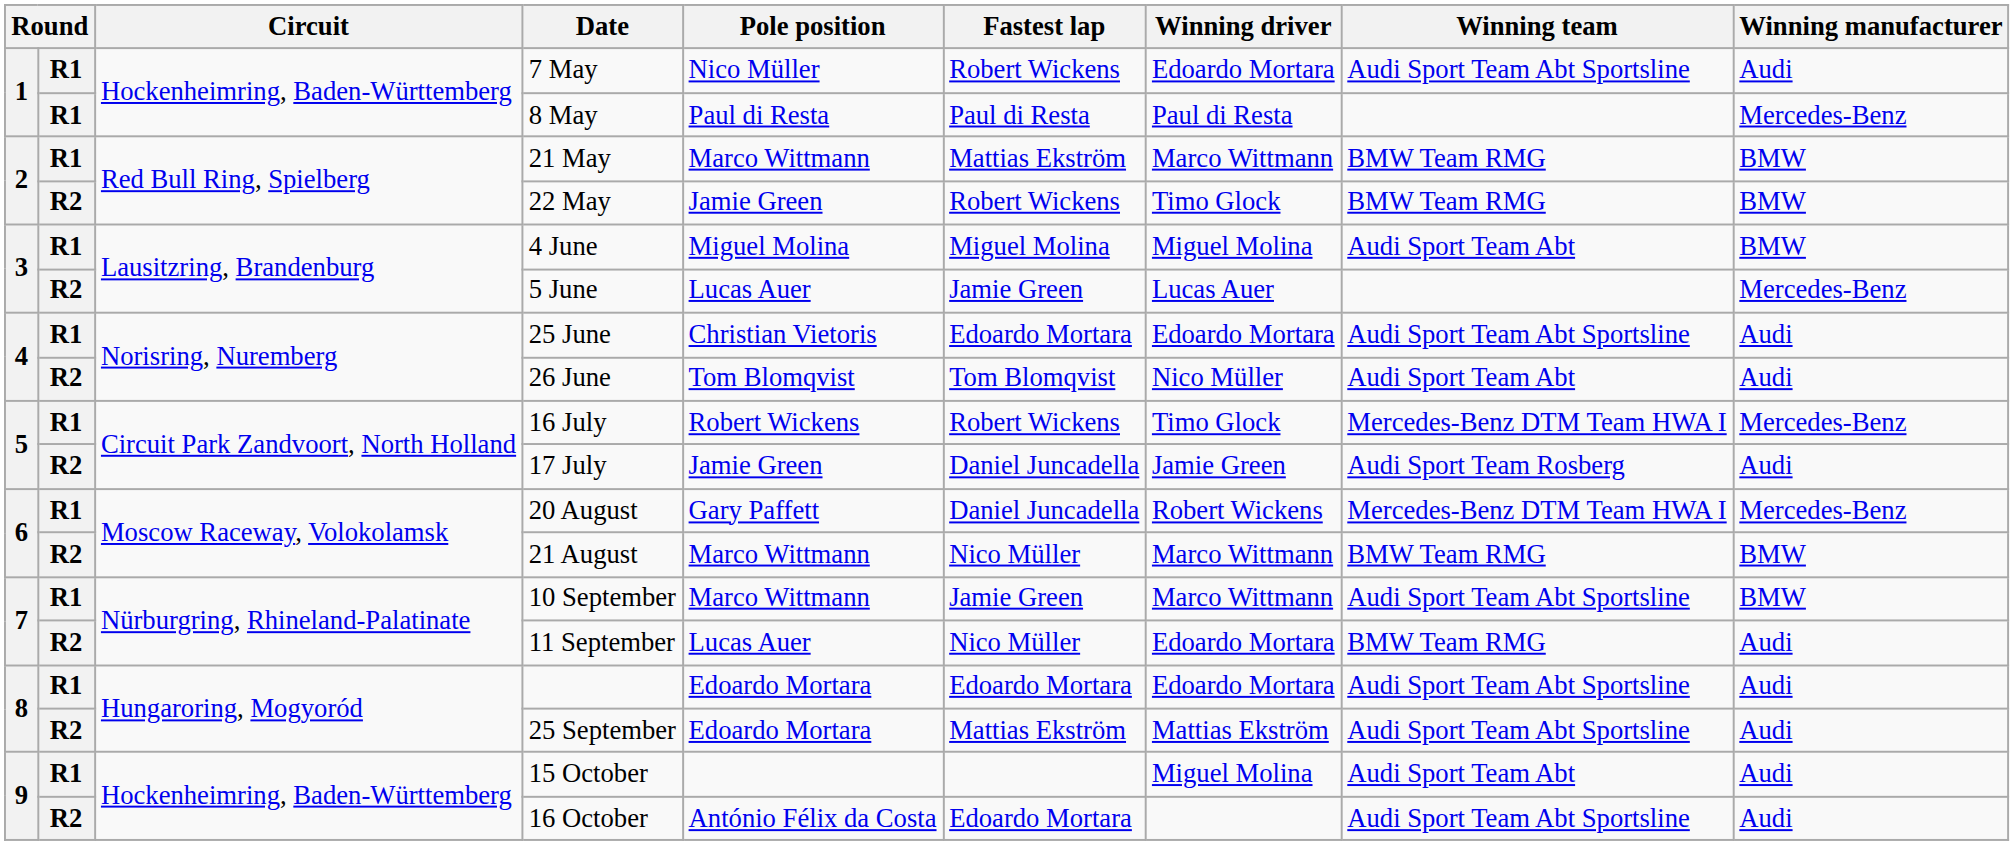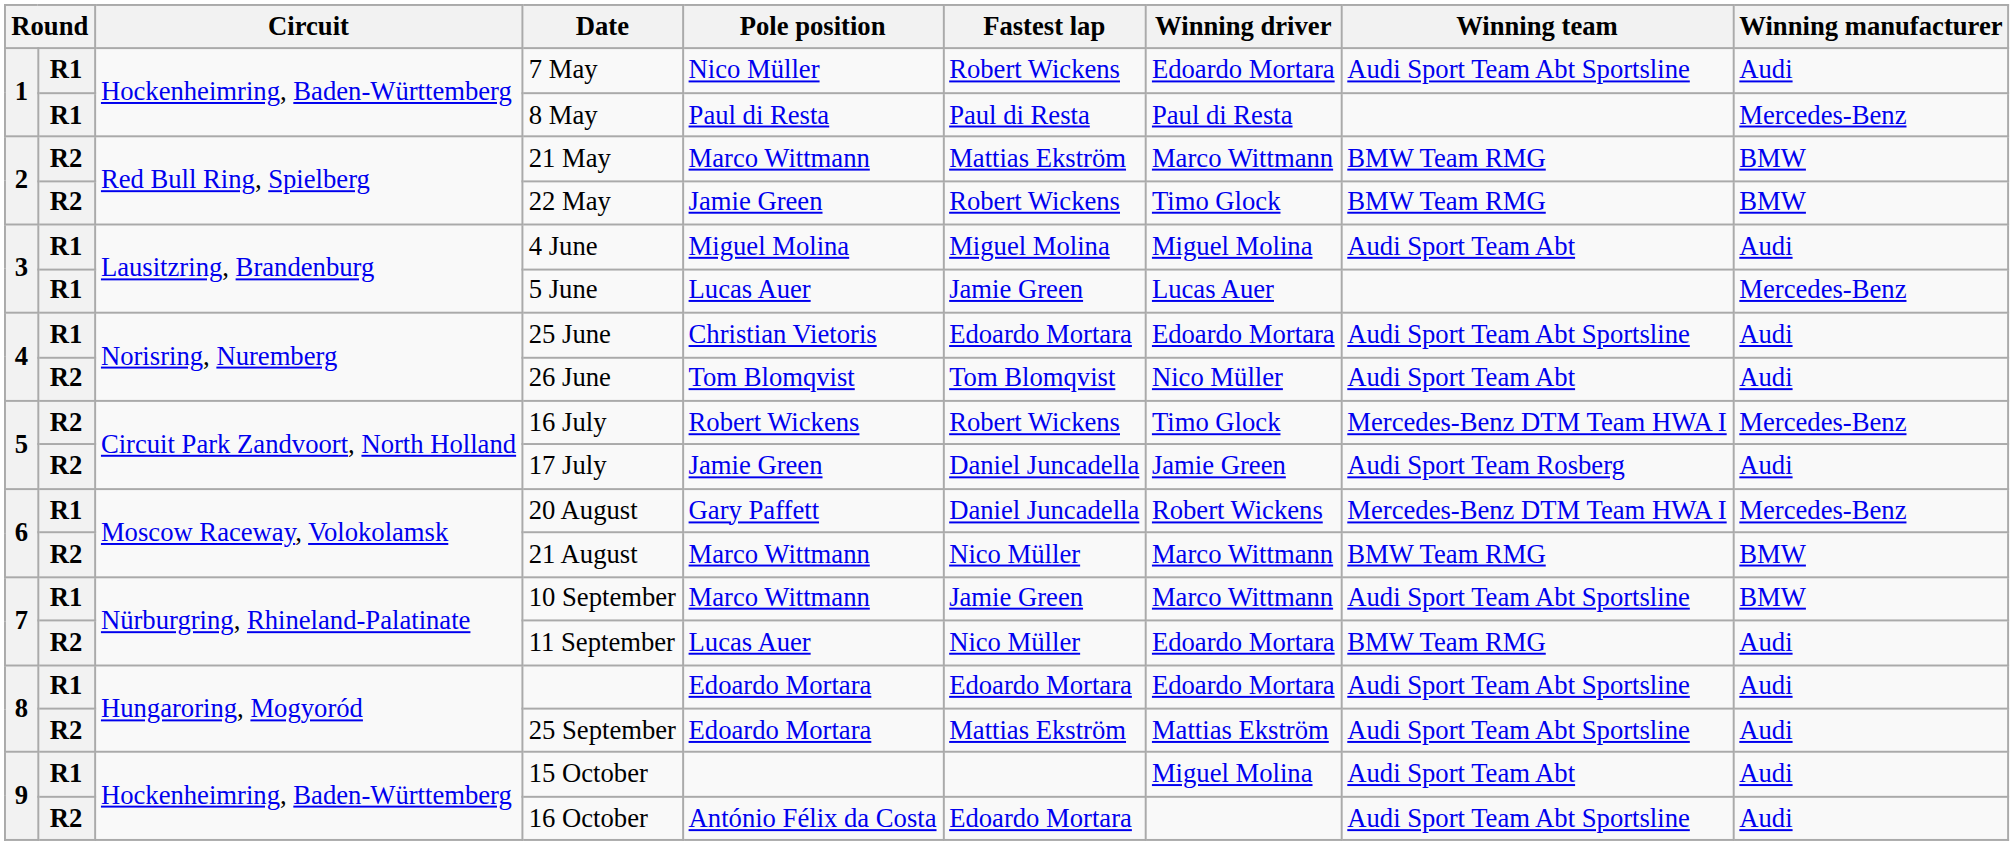(66, 158) R1 -> (66, 158) R2
(1773, 245) BMW -> (1766, 245) Audi
(66, 289) R2 -> (66, 289) R1
(66, 421) R1 -> (66, 421) R2
